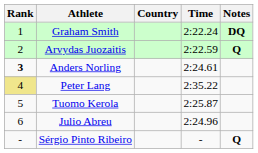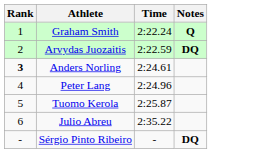- column: (158, 13)
(237, 31) DQ -> (190, 31) Q
(237, 49) Q -> (190, 49) DQ
(20, 85) khaki background -> (20, 85) no background
(201, 85) 2:35.22 -> (154, 85) 2:24.96
(201, 121) 2:24.96 -> (154, 121) 2:35.22
(237, 139) Q -> (190, 139) DQ
